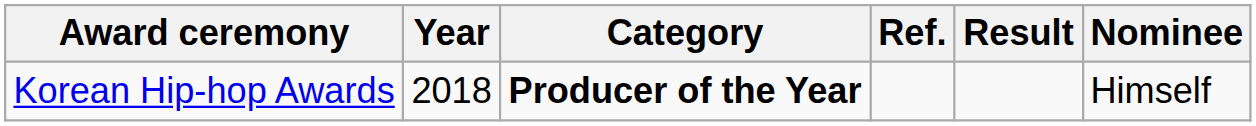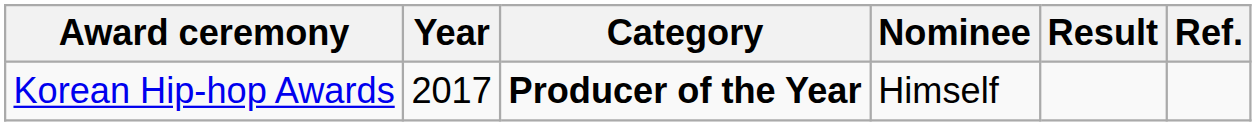columns swapped: (1167, 33) <-> (912, 33)
(452, 90) 2018 -> (452, 90) 2017
